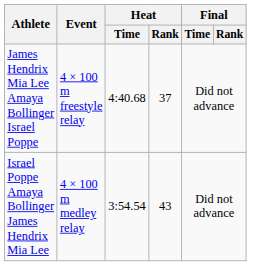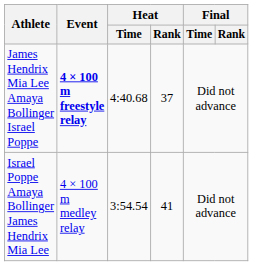(81, 98) normal -> (82, 98) bold
(165, 206) 43 -> (167, 206) 41
